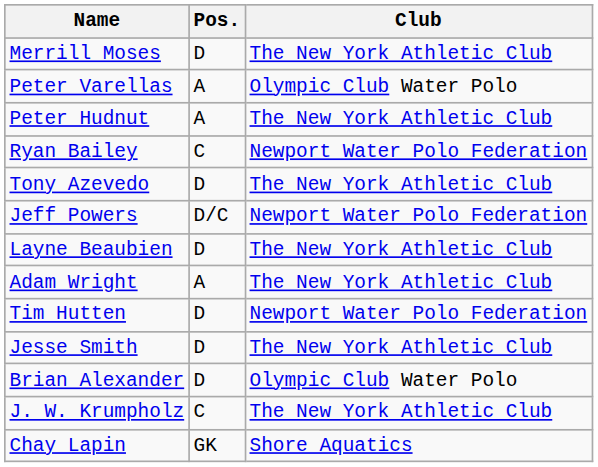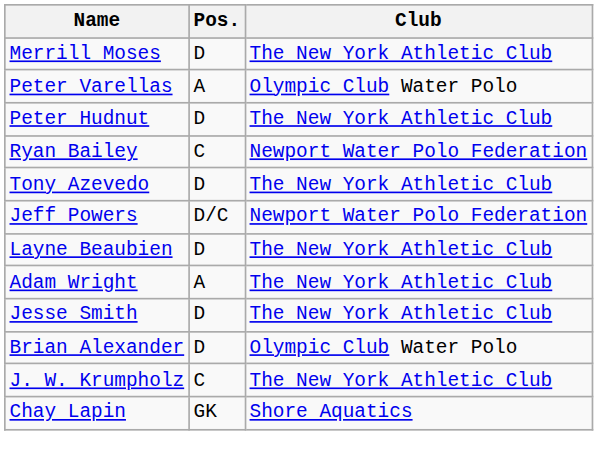(199, 119) A -> (199, 119) D
- row: (68, 314)
